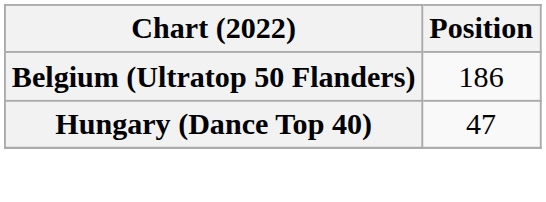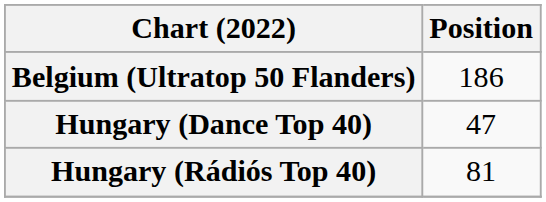+ row: (214, 171)
